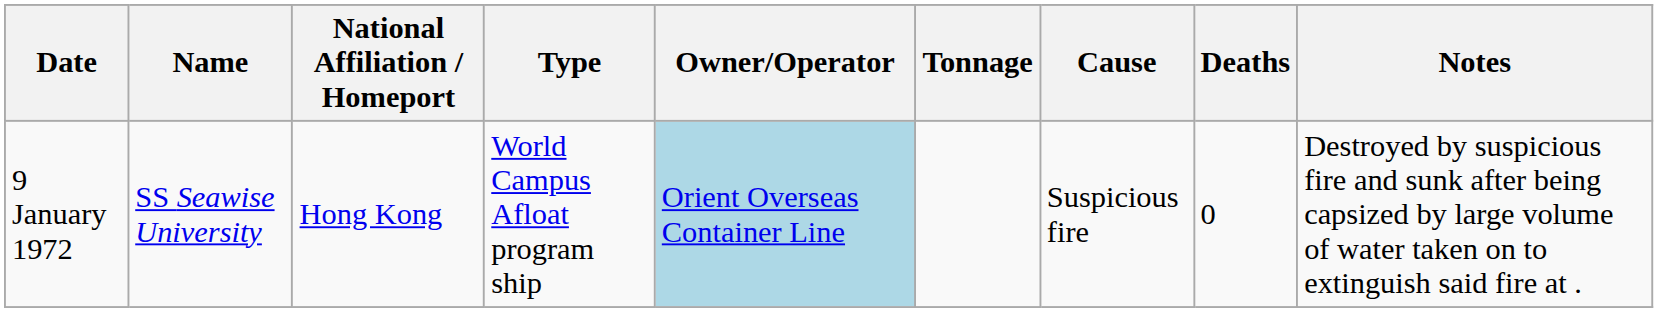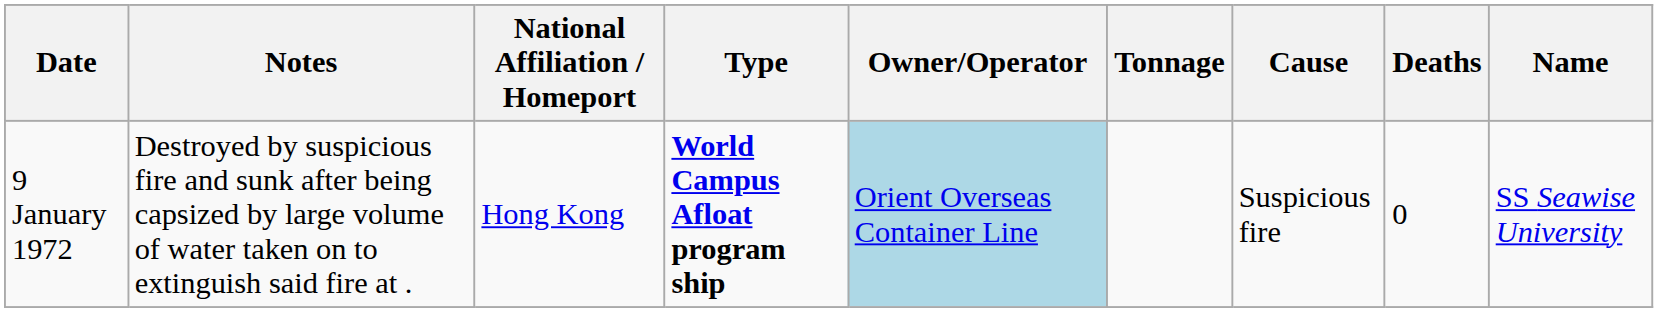columns swapped: (210, 62) <-> (1475, 62)
(543, 213) normal -> (729, 213) bold
